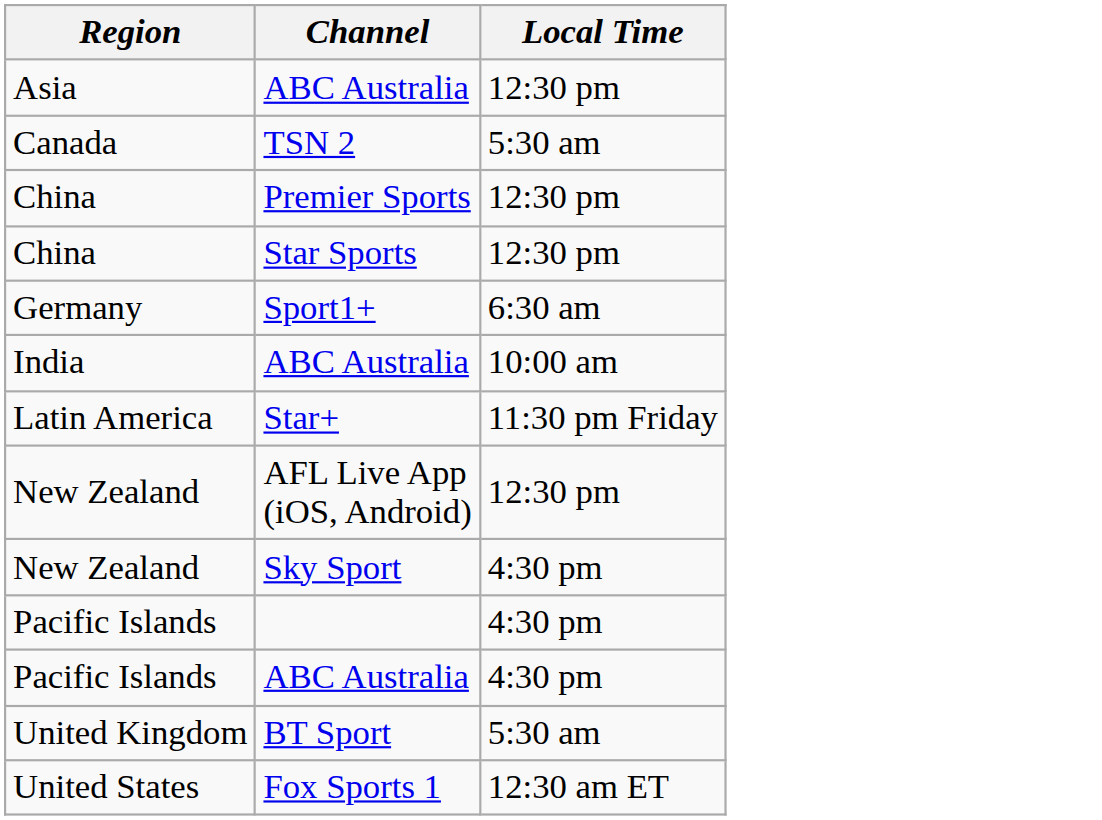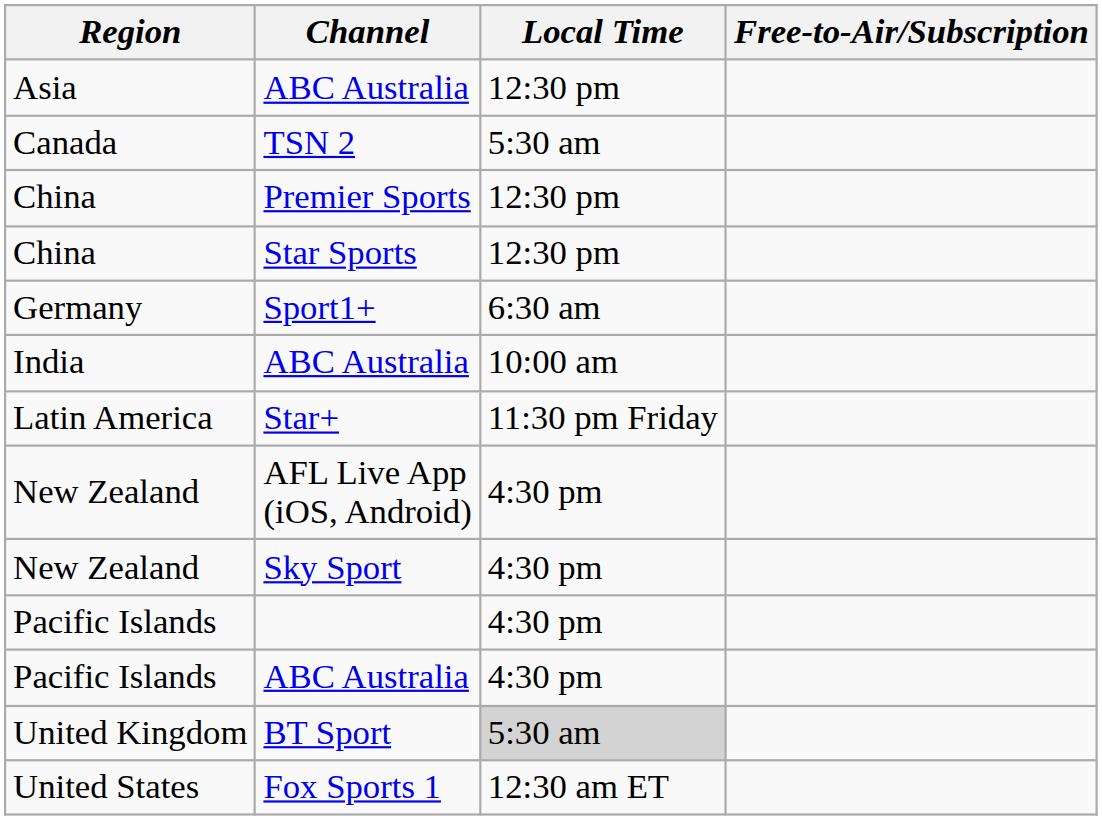+ column: (911, 32)
(554, 492) 12:30 pm -> (545, 492) 4:30 pm
(544, 731) no background -> (544, 731) lightgrey background
